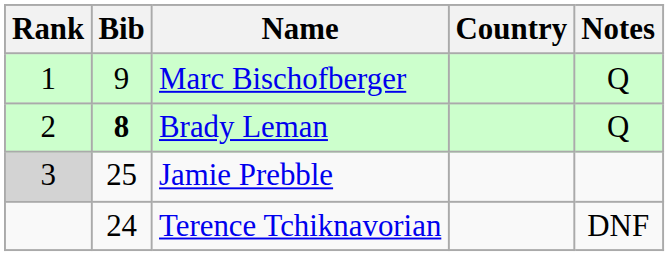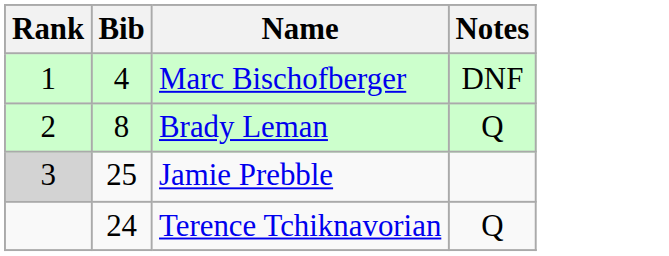- column: (511, 28)
(122, 77) 9 -> (122, 77) 4
(618, 77) Q -> (492, 77) DNF
(122, 126) bold -> (122, 126) normal
(618, 224) DNF -> (492, 224) Q
